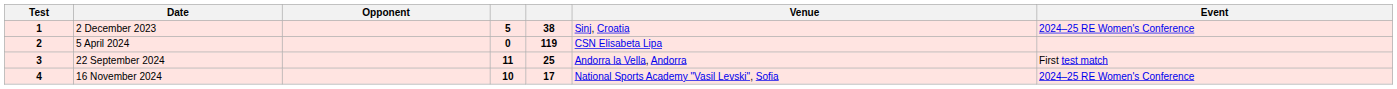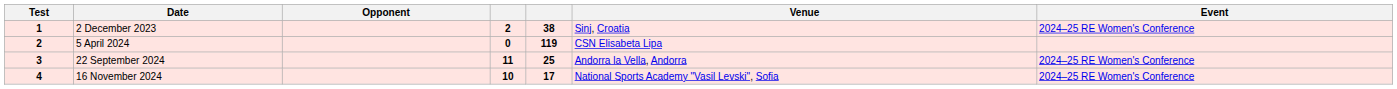(508, 29) 5 -> (508, 29) 2
(1074, 60) First test match -> (1117, 60) 2024–25 RE Women's Conference
